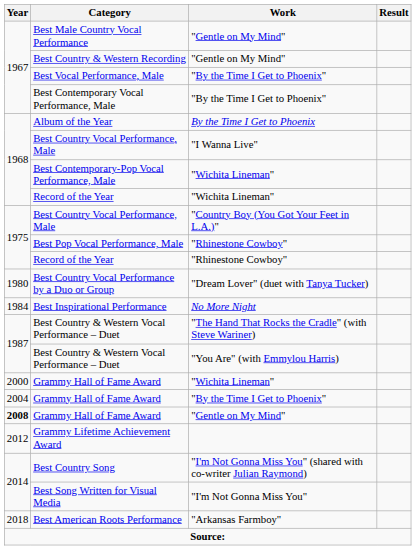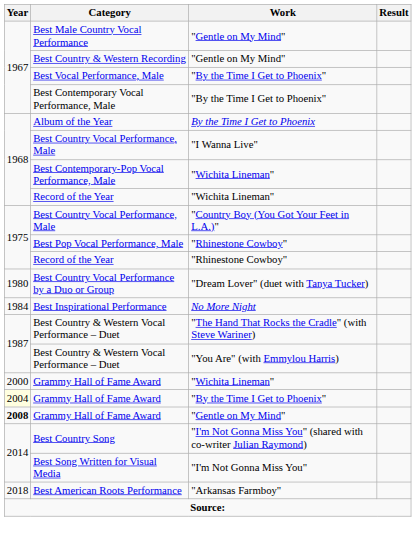(18, 398) no background -> (18, 398) lightyellow background
- row: (102, 438)
